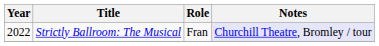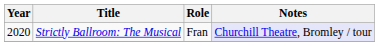(19, 32) 2022 -> (19, 32) 2020
